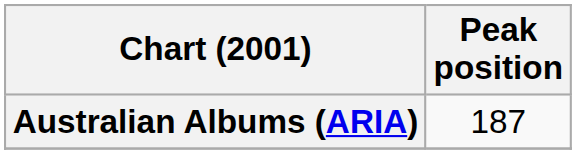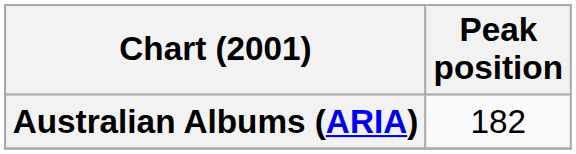(498, 121) 187 -> (498, 121) 182
